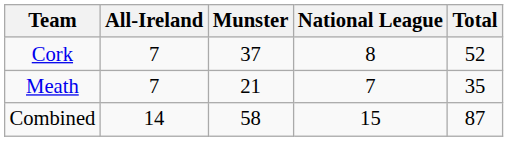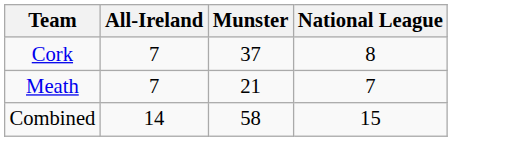- column: (475, 20)
